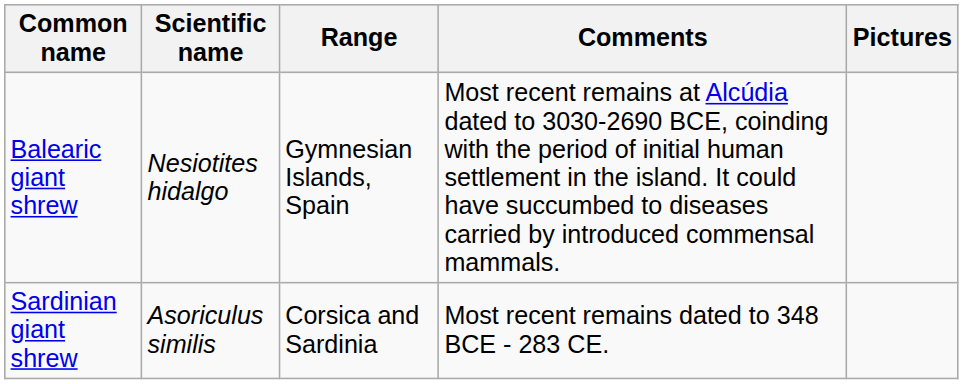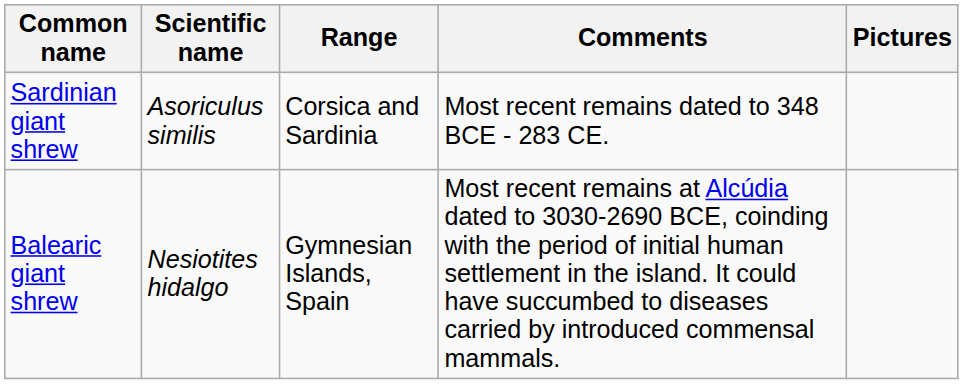rows swapped: (64, 330) <-> (56, 177)
